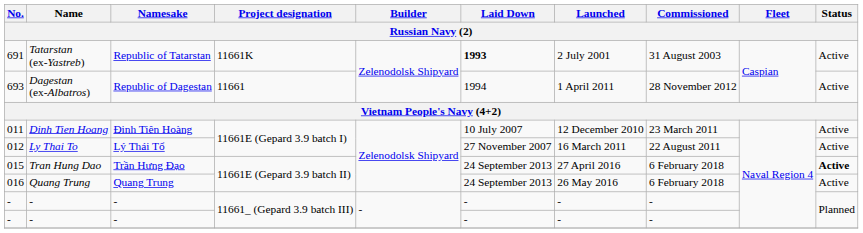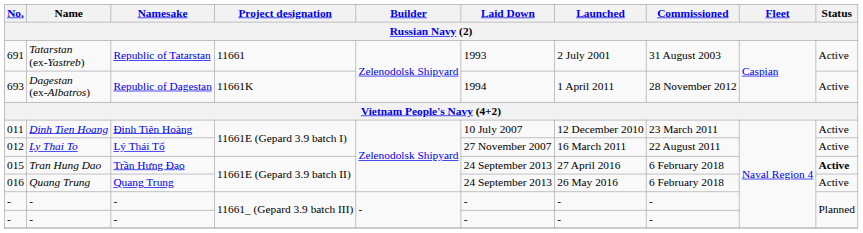(235, 55) 11661K -> (231, 55) 11661
(475, 55) bold -> (475, 55) normal
(231, 86) 11661 -> (235, 86) 11661K
